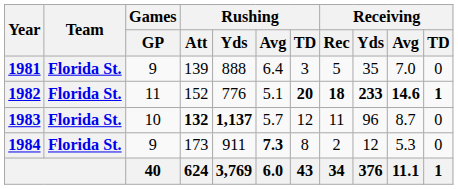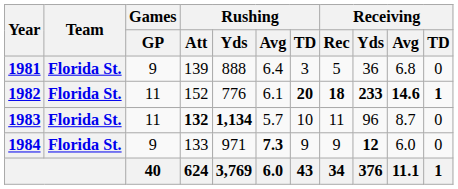(371, 68) 35 -> (371, 68) 36
(406, 68) 7.0 -> (406, 68) 6.8
(273, 94) 5.1 -> (273, 94) 6.1
(153, 119) 10 -> (153, 119) 11
(234, 119) 1,137 -> (234, 119) 1,134
(305, 119) 12 -> (305, 119) 10
(196, 145) 173 -> (196, 145) 133
(234, 145) 911 -> (234, 145) 971
(305, 145) 8 -> (305, 145) 9
(337, 145) 2 -> (337, 145) 9
(371, 145) normal -> (371, 145) bold
(406, 145) 5.3 -> (406, 145) 6.0
